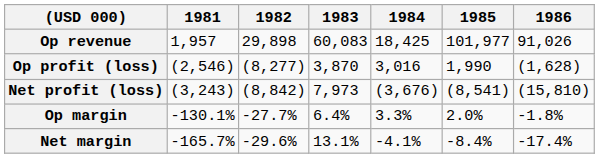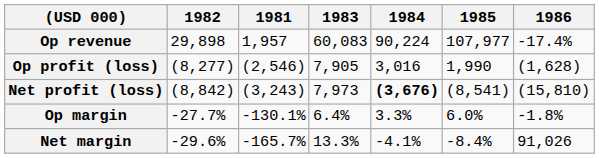columns swapped: (203, 17) <-> (274, 17)
(402, 42) 18,425 -> (402, 42) 90,224
(478, 42) 101,977 -> (478, 42) 107,977
(545, 42) 91,026 -> (545, 42) -17.4%
(336, 67) 3,870 -> (336, 67) 7,905
(407, 91) normal -> (407, 91) bold
(464, 116) 2.0% -> (464, 116) 6.0%
(336, 141) 13.1% -> (336, 141) 13.3%
(545, 141) -17.4% -> (545, 141) 91,026
